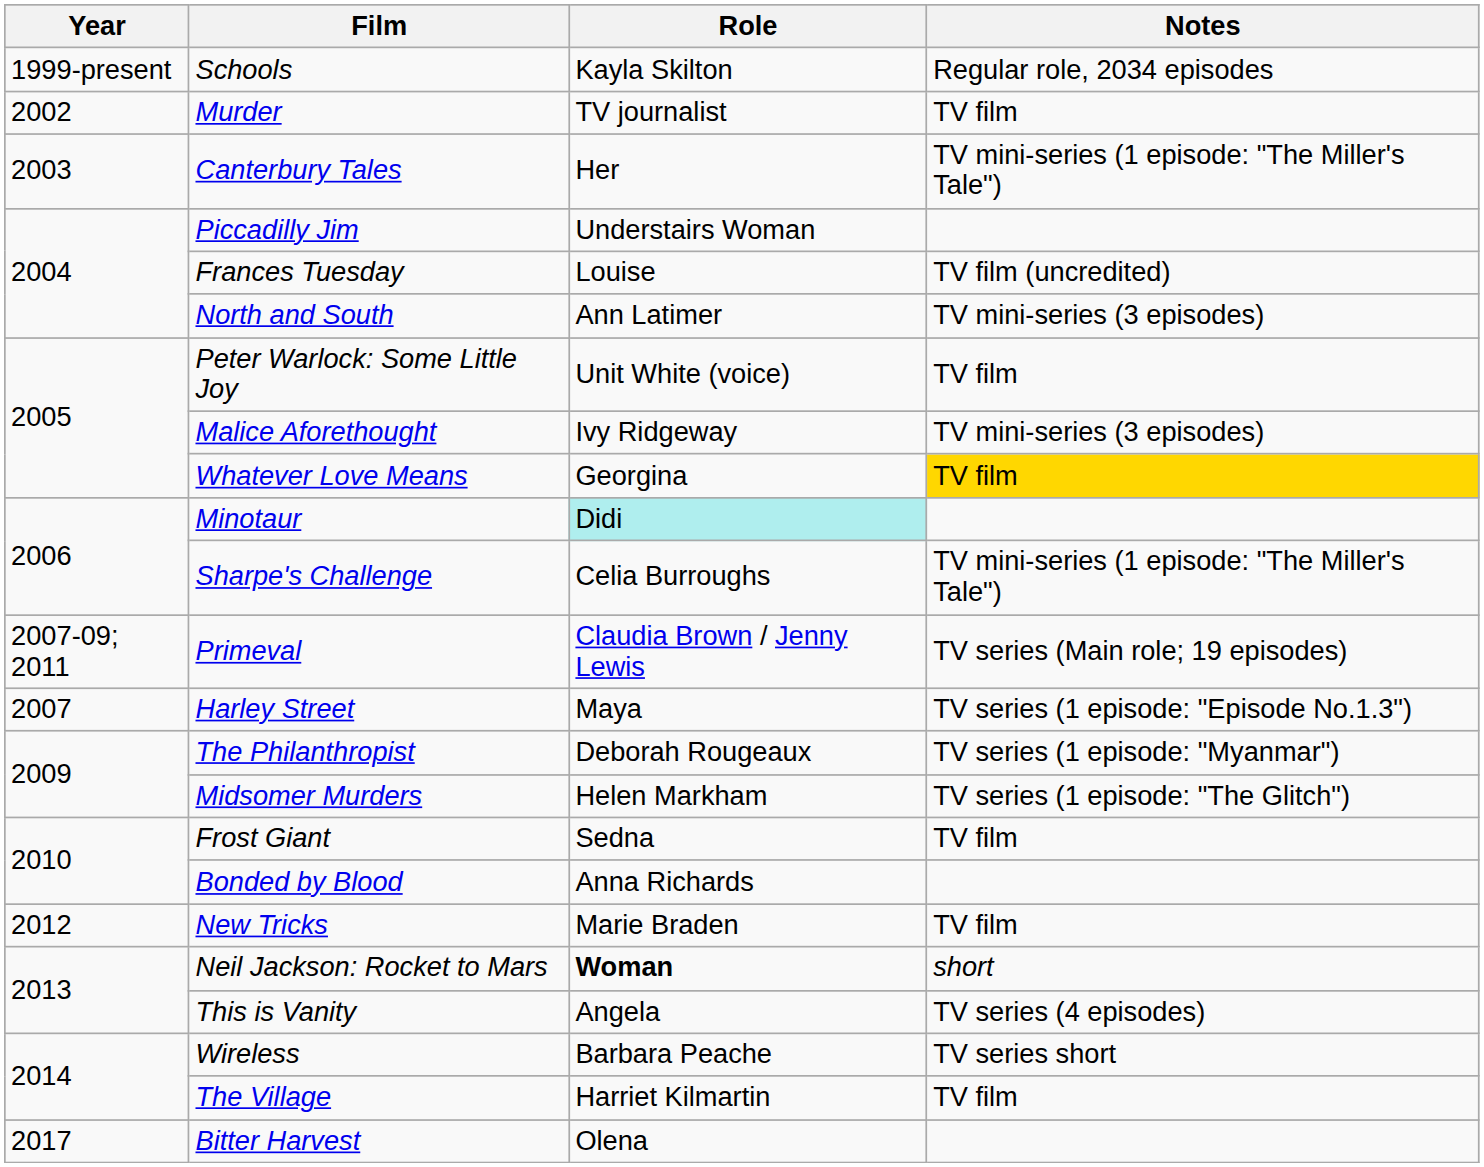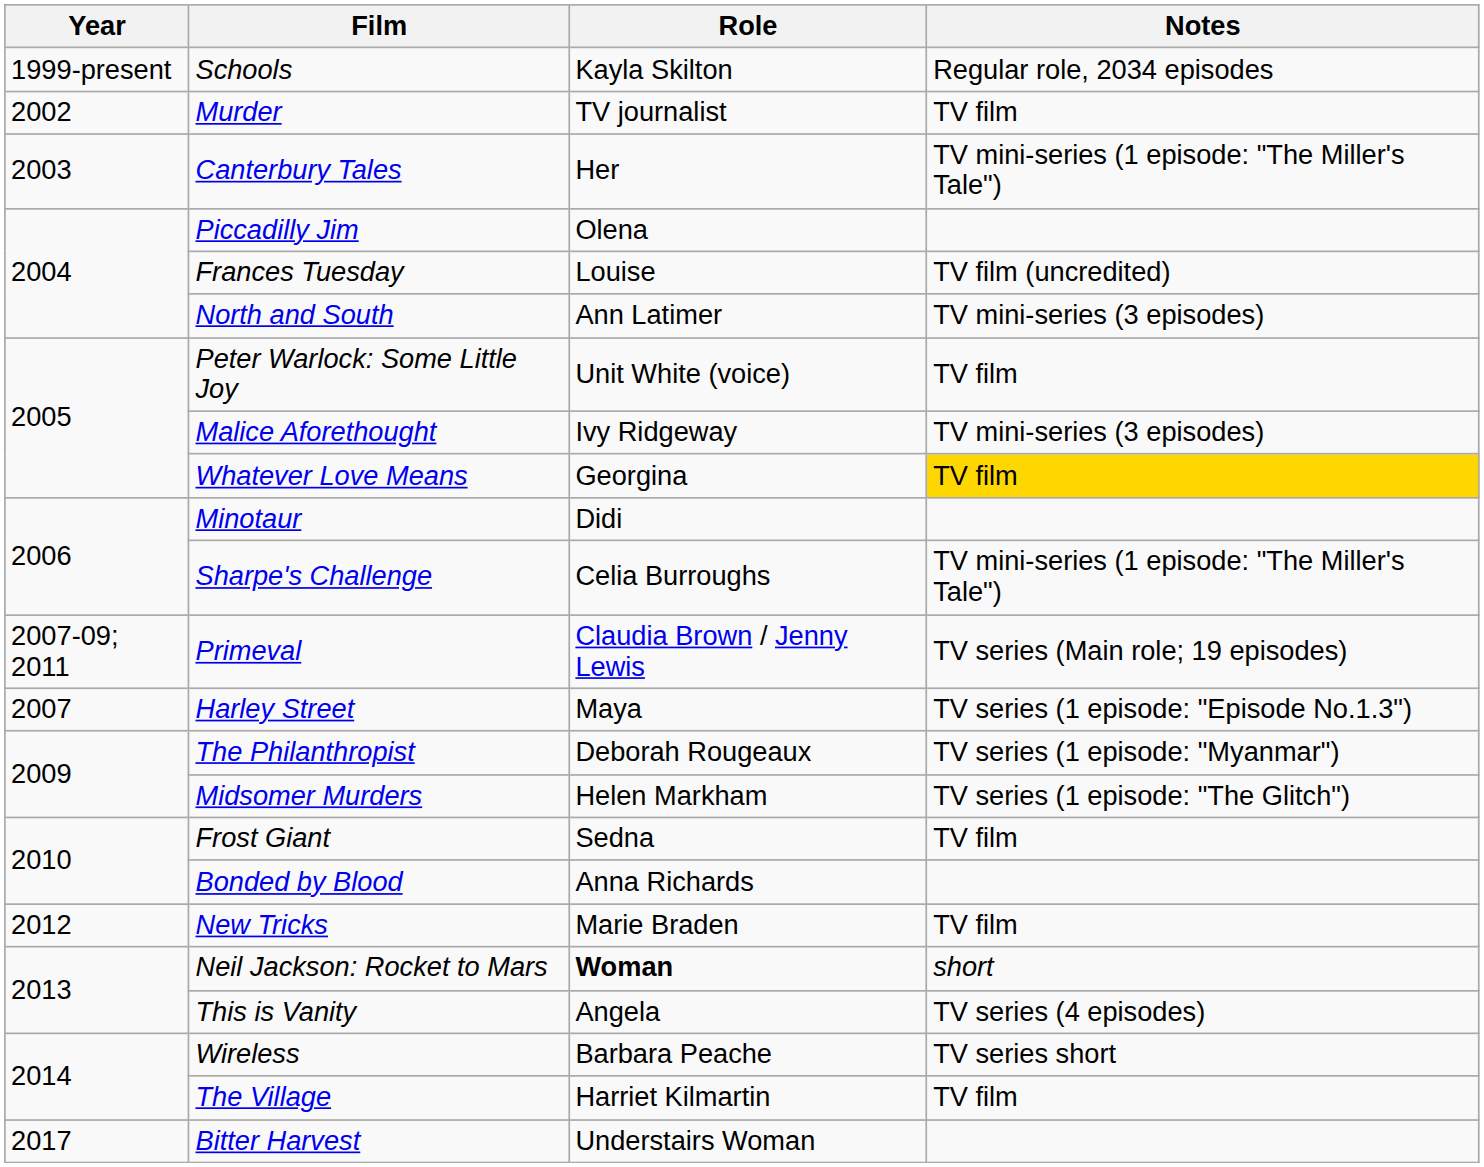(695, 229) Understairs Woman -> (612, 229) Olena
(599, 518) paleturquoise background -> (599, 518) no background
(612, 1140) Olena -> (695, 1140) Understairs Woman
